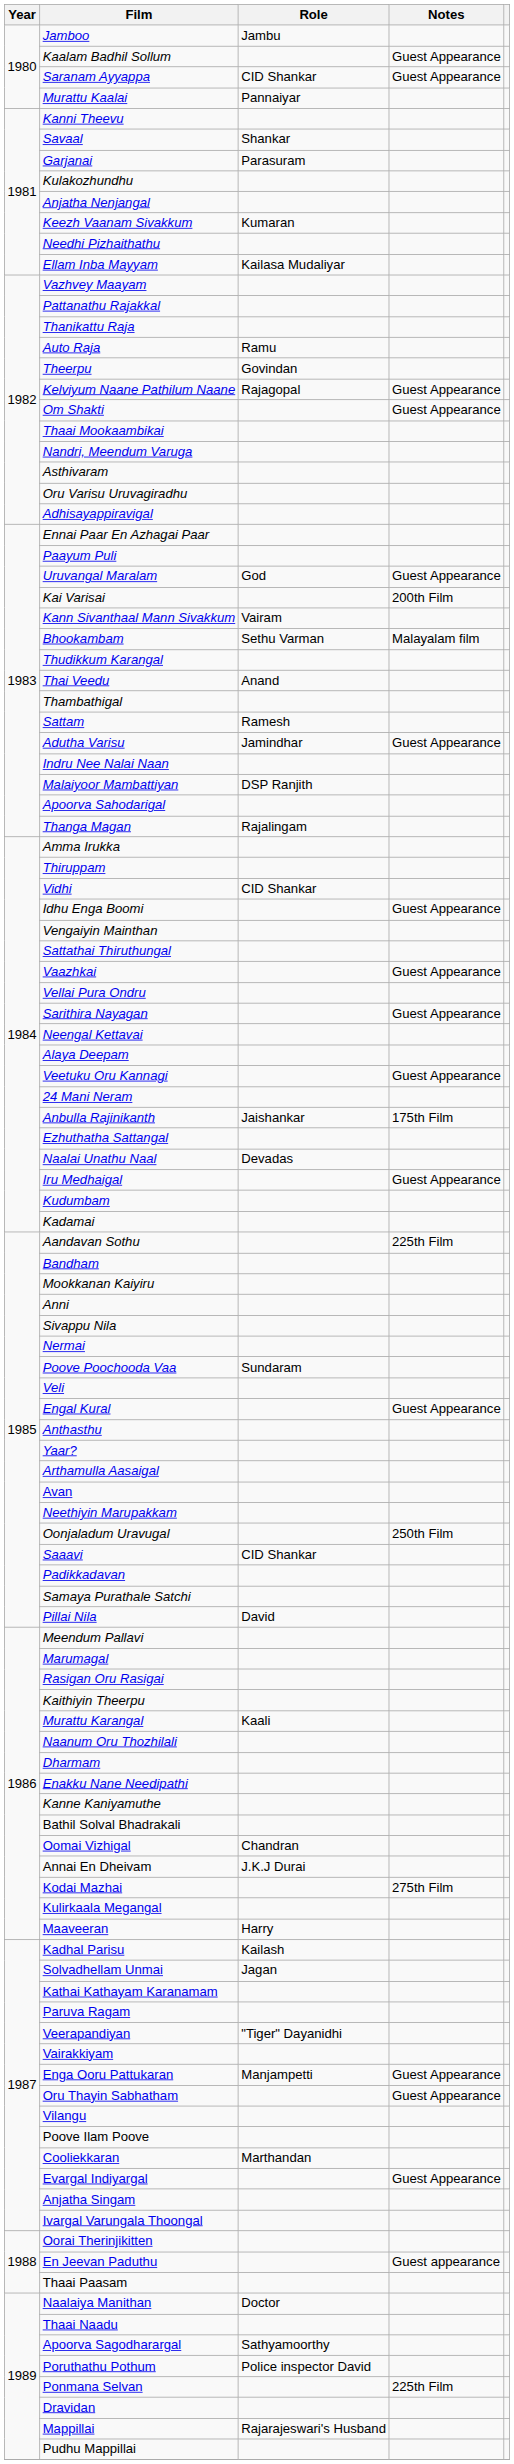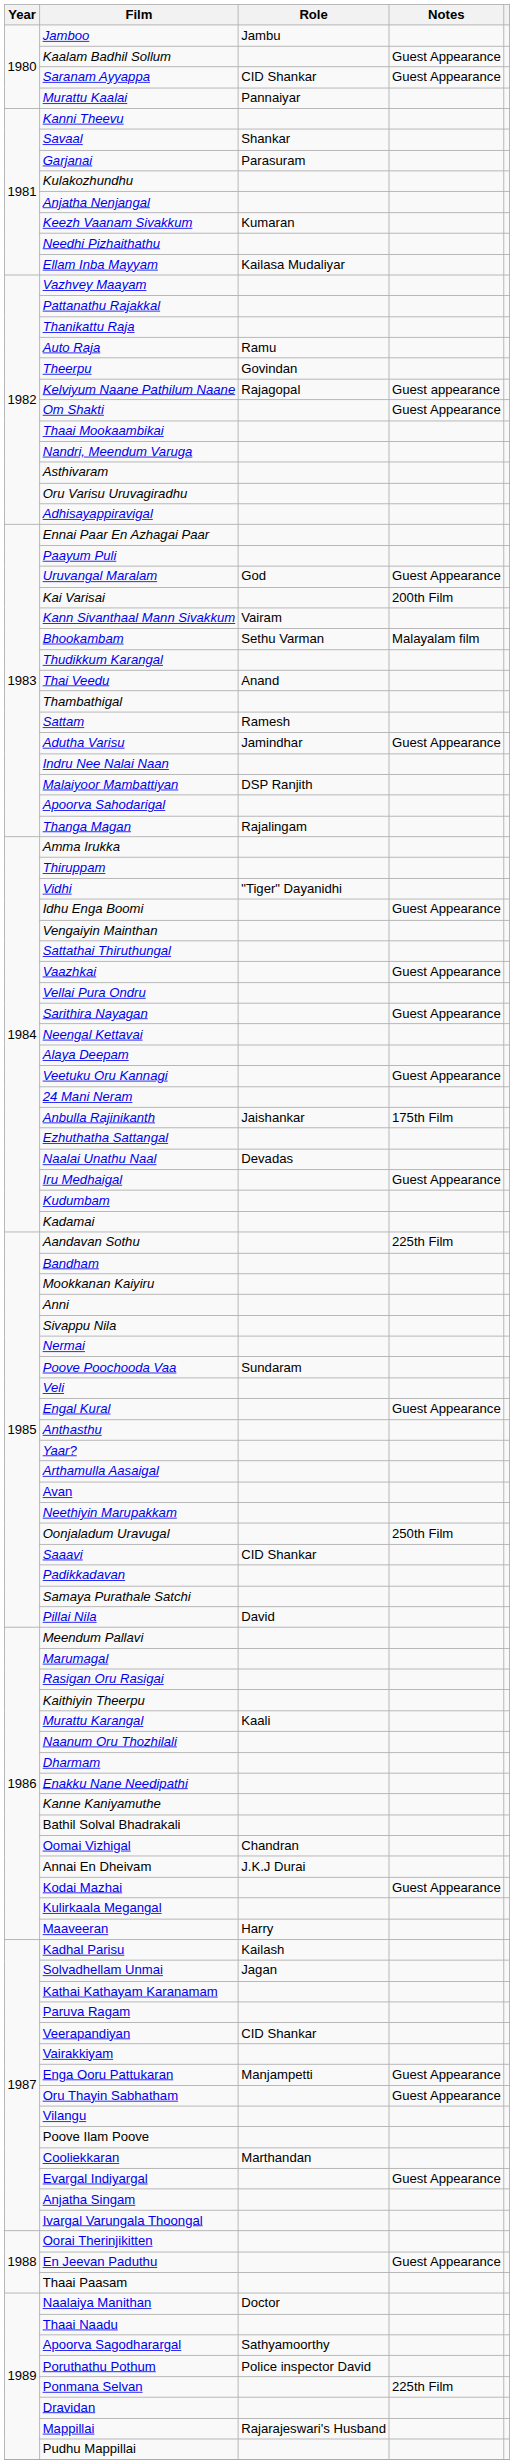(446, 389) Guest Appearance -> (446, 389) Guest appearance
(279, 888) CID Shankar -> (292, 888) "Tiger" Dayanidhi
(423, 1887) 275th Film -> (446, 1887) Guest Appearance
(292, 2033) "Tiger" Dayanidhi -> (279, 2033) CID Shankar
(446, 2262) Guest appearance -> (446, 2262) Guest Appearance
